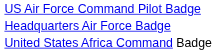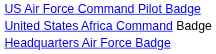rows swapped: (108, 43) <-> (88, 26)
